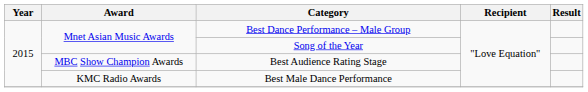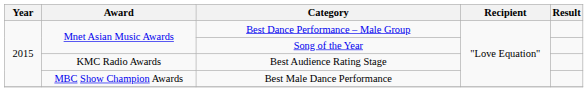(119, 62) MBC Show Champion Awards -> (119, 62) KMC Radio Awards
(119, 78) KMC Radio Awards -> (119, 78) MBC Show Champion Awards
